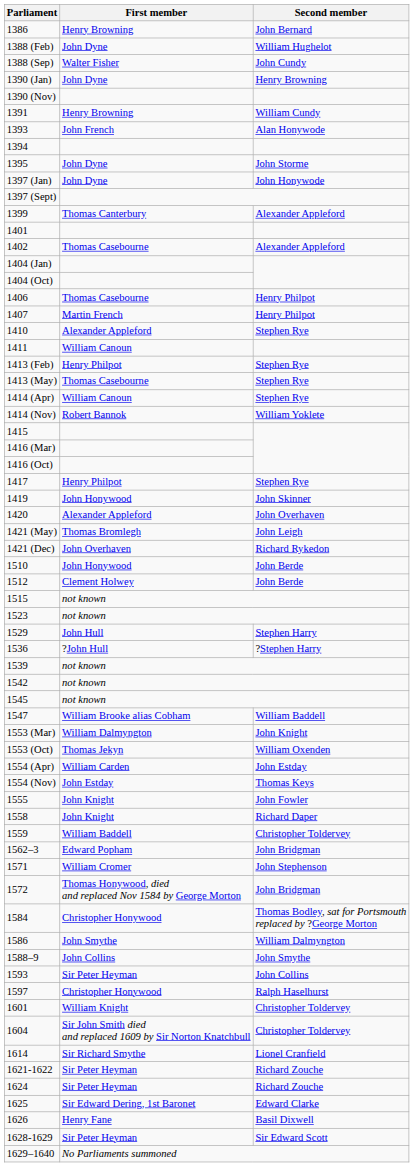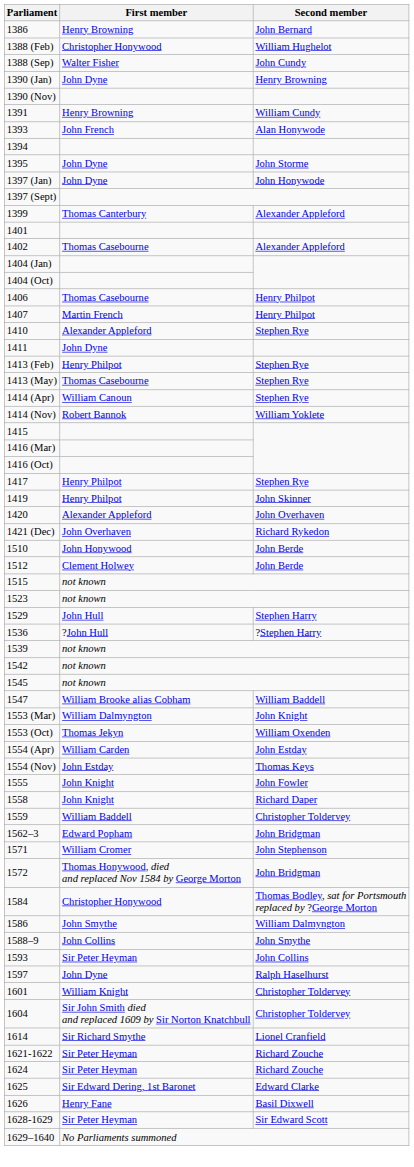(85, 46) John Dyne -> (112, 46) Christopher Honywood
(97, 347) William Canoun -> (85, 347) John Dyne
(97, 498) John Honywood -> (92, 498) Henry Philpot
- row: (32, 532)
(112, 991) Christopher Honywood -> (85, 974) John Dyne
